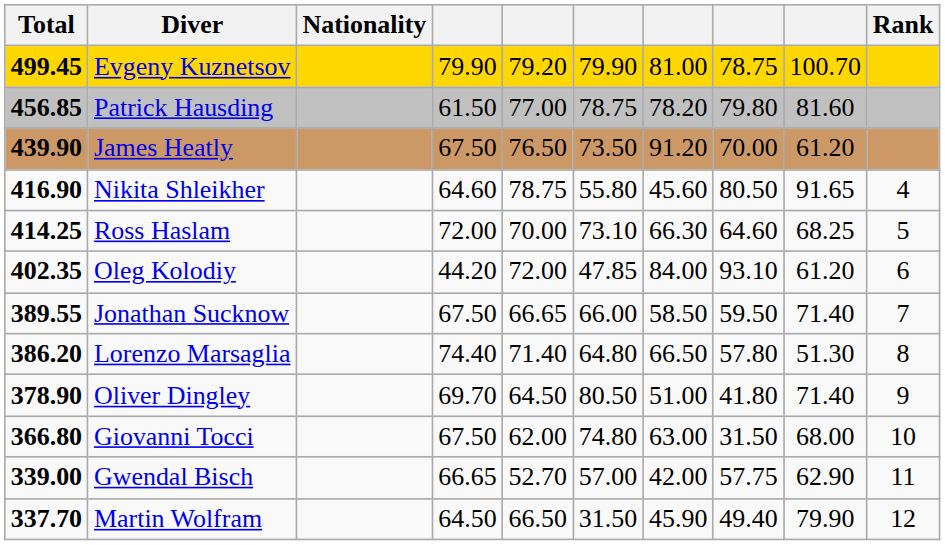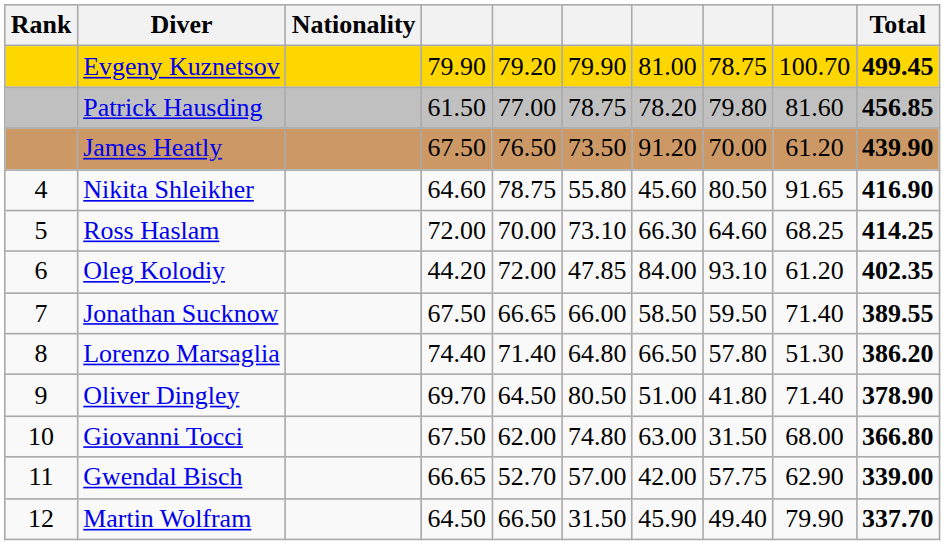columns swapped: (903, 25) <-> (46, 25)
